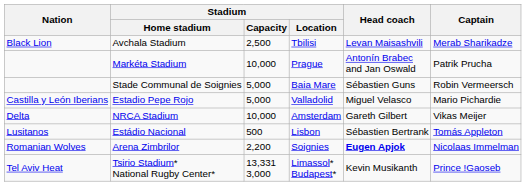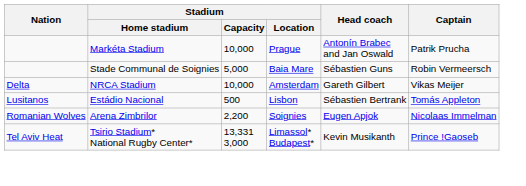- row: (149, 43)
- row: (153, 100)
(375, 147) bold -> (351, 116) normal
